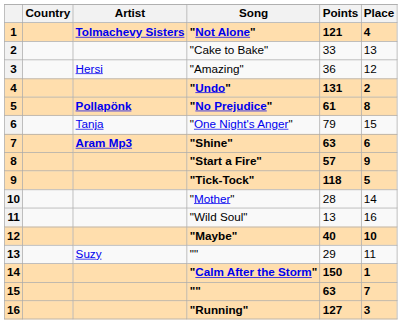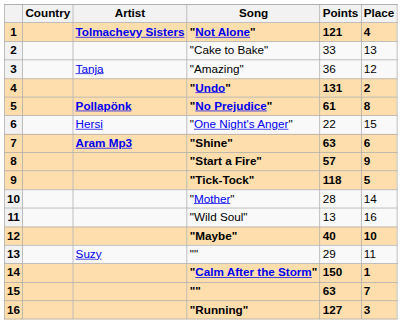(89, 69) Hersi -> (90, 69) Tanja
(90, 124) Tanja -> (89, 124) Hersi
(329, 124) 79 -> (329, 124) 22
